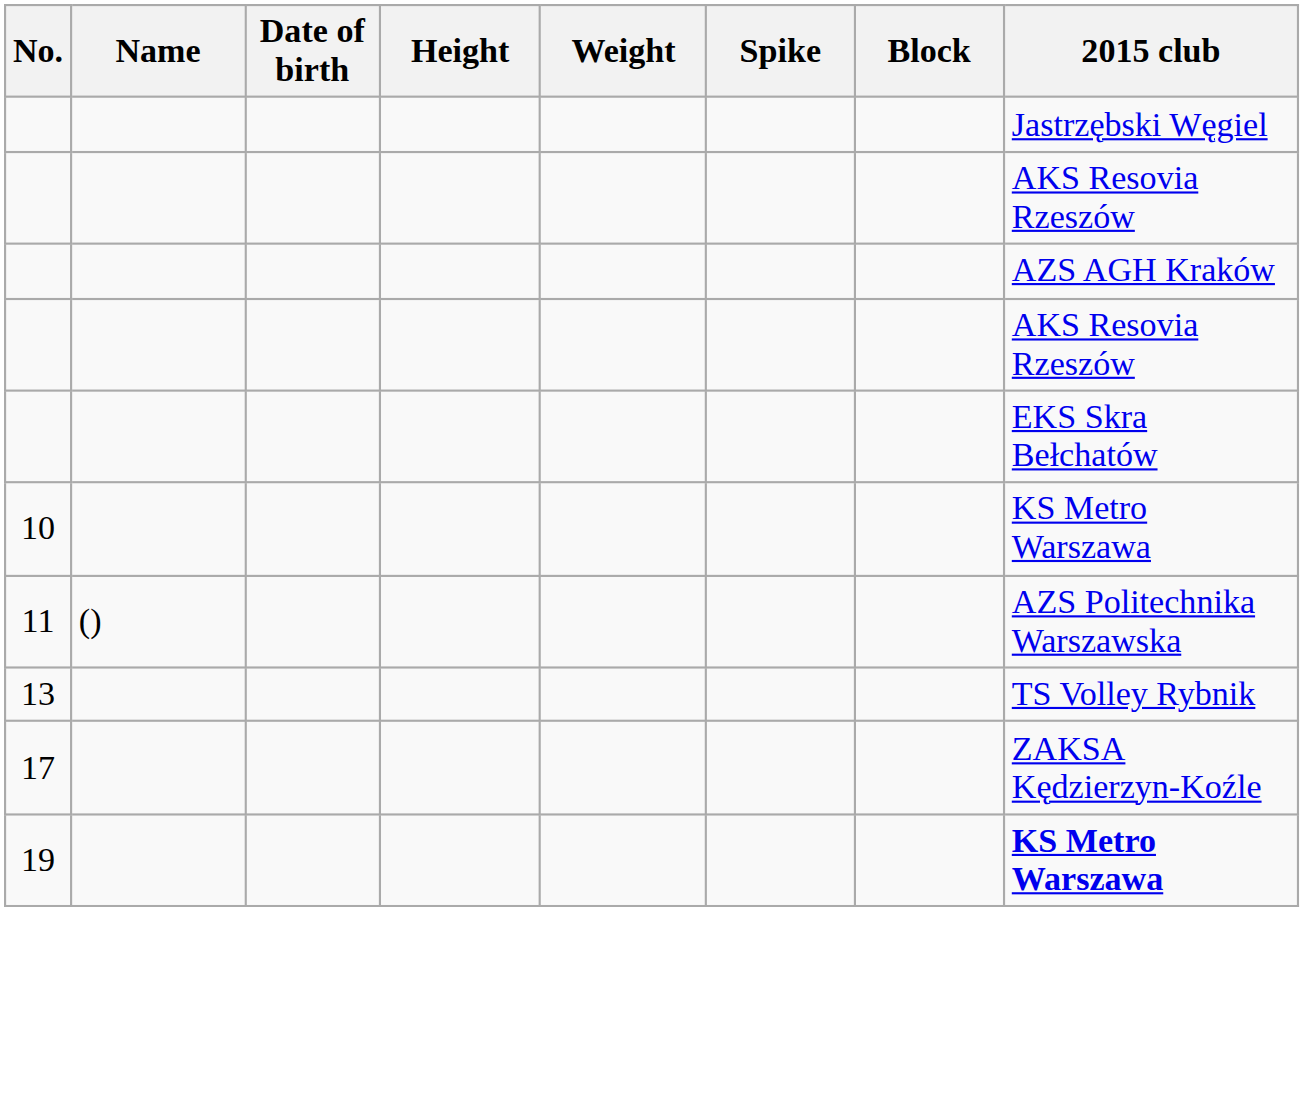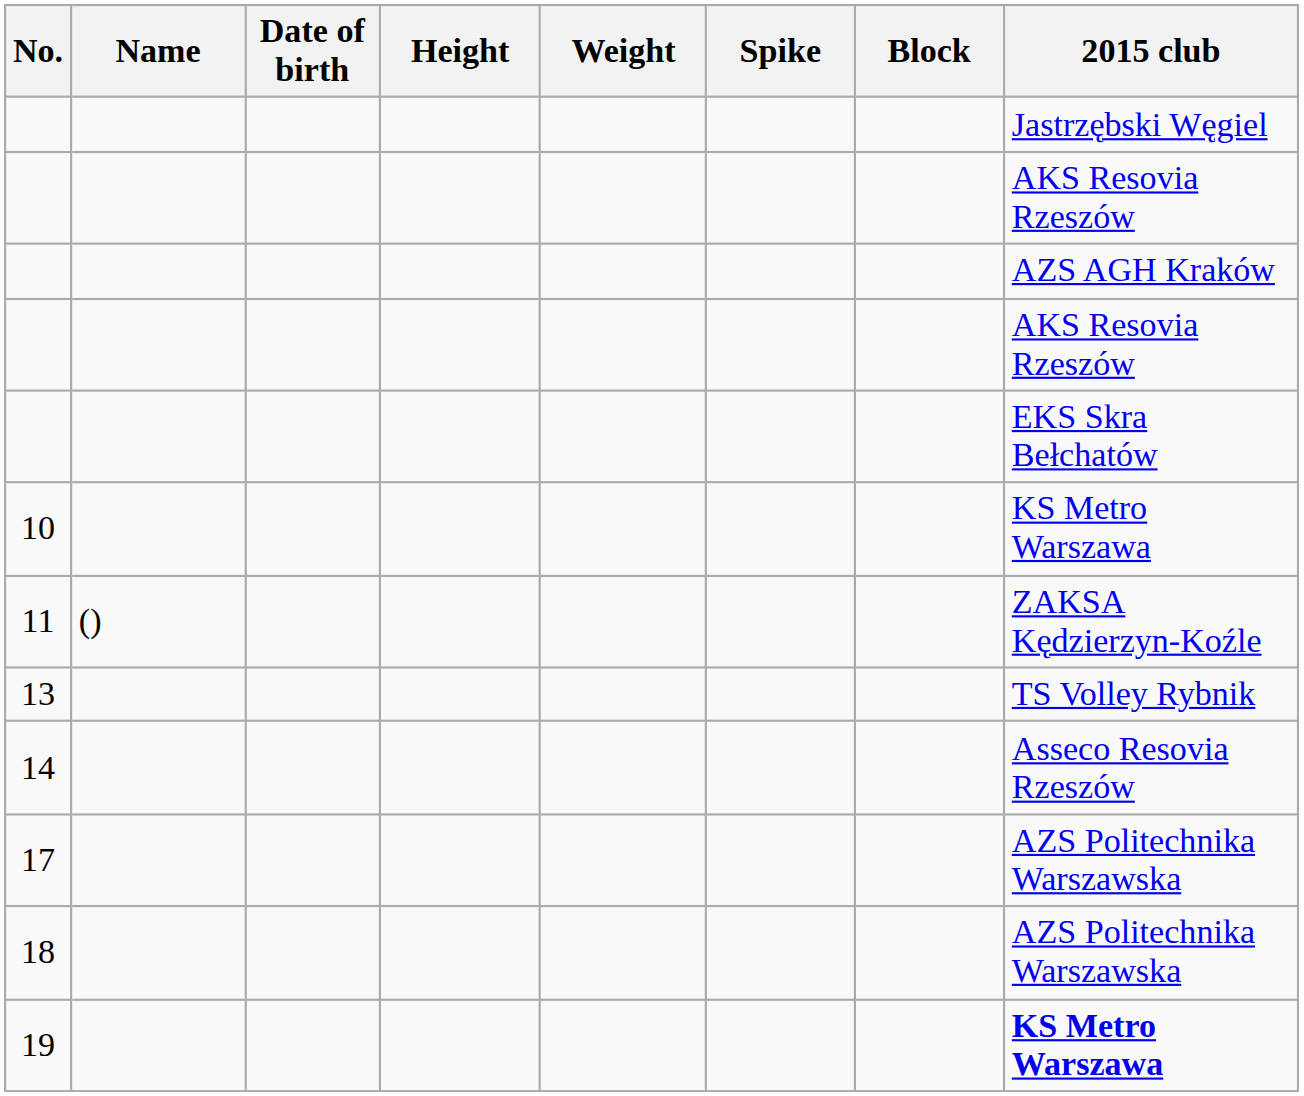(1133, 620) AZS Politechnika Warszawska -> (1137, 620) ZAKSA Kędzierzyn-Koźle
+ row: (38, 767)
(1137, 767) ZAKSA Kędzierzyn-Koźle -> (1133, 859) AZS Politechnika Warszawska
+ row: (38, 951)
